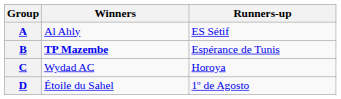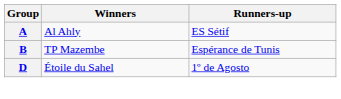(76, 49) bold -> (74, 49) normal
- row: (23, 67)
